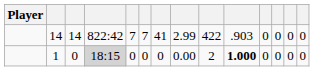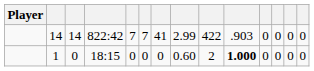(105, 55) lightgrey background -> (105, 55) no background
(184, 55) 0.00 -> (184, 55) 0.60
